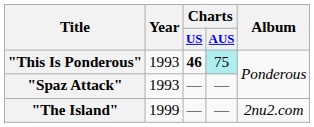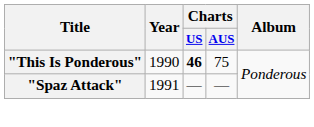(164, 61) 1993 -> (164, 61) 1990
(222, 61) paleturquoise background -> (222, 61) no background
(164, 86) 1993 -> (164, 86) 1991
- row: (75, 110)
